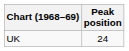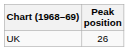(103, 38) 24 -> (103, 38) 26
